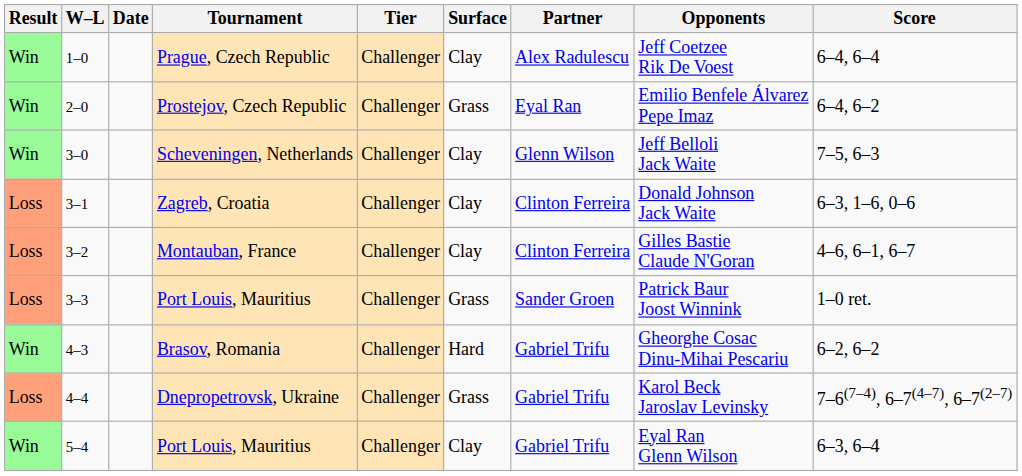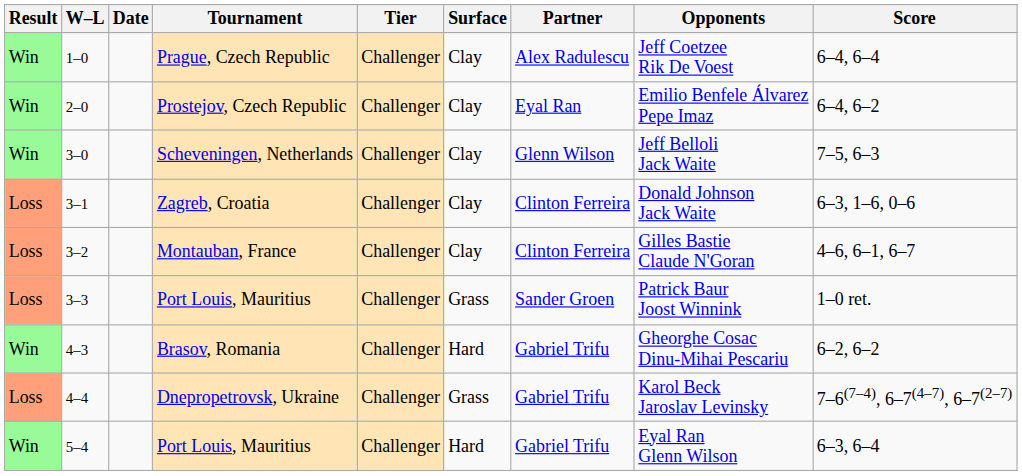(469, 105) Grass -> (465, 105) Clay
(465, 445) Clay -> (466, 445) Hard
